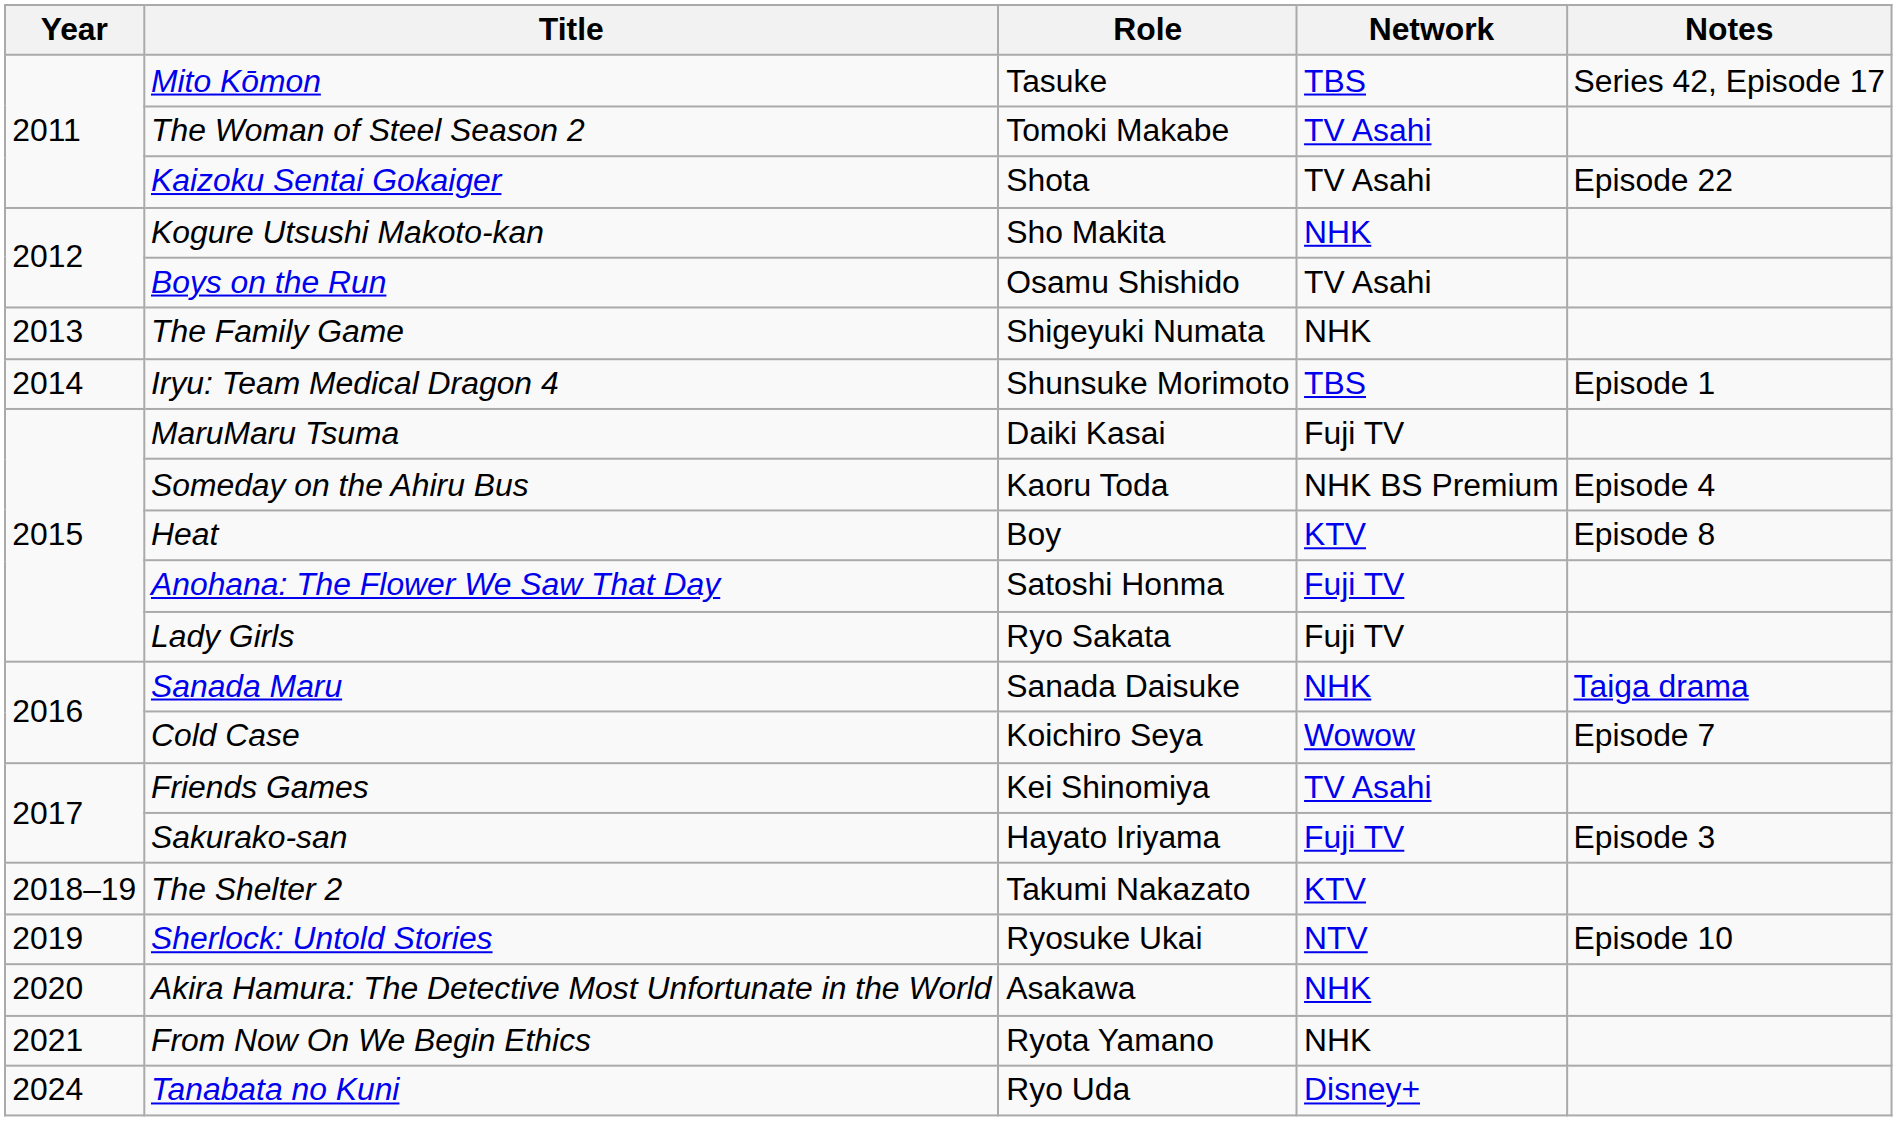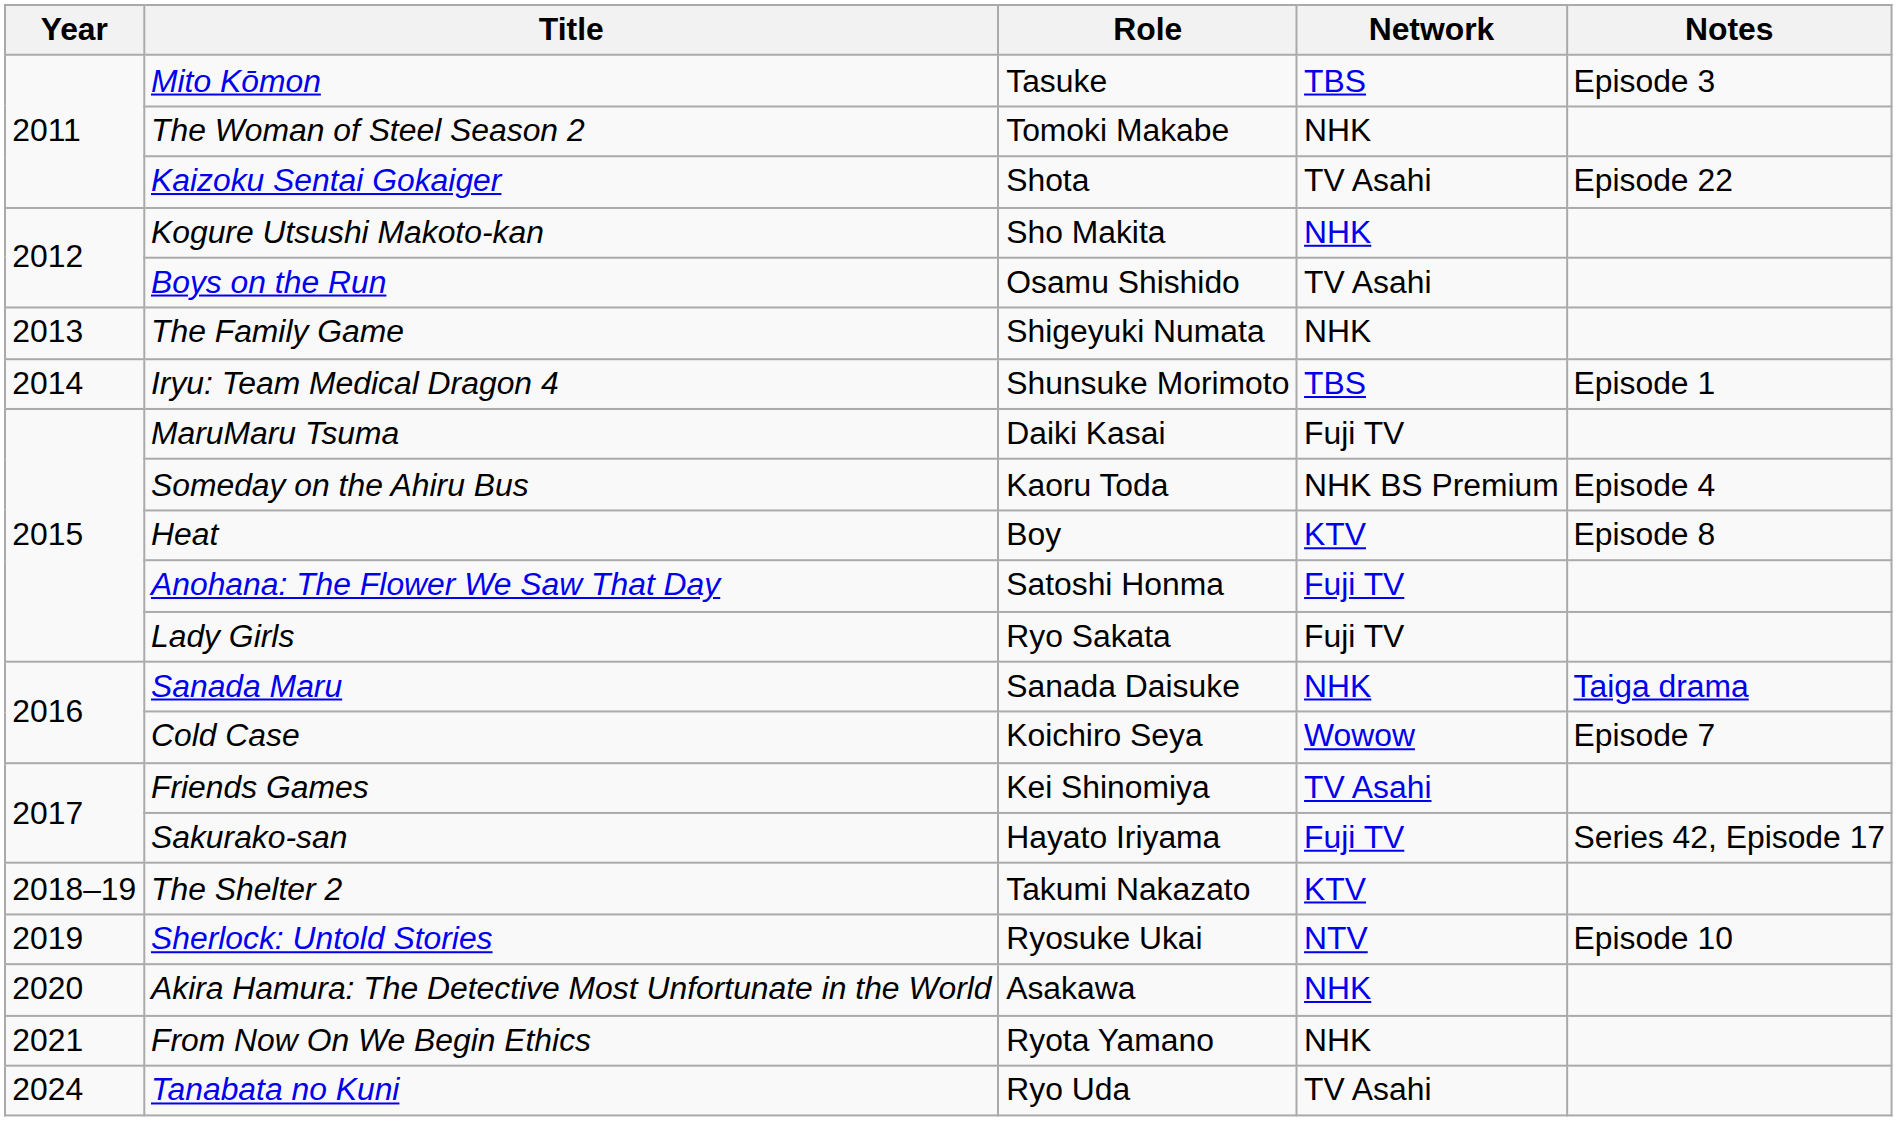(1729, 80) Series 42, Episode 17 -> (1644, 80) Episode 3
(1368, 130) TV Asahi -> (1338, 130) NHK
(1644, 837) Episode 3 -> (1729, 837) Series 42, Episode 17
(1362, 1090) Disney+ -> (1368, 1090) TV Asahi
